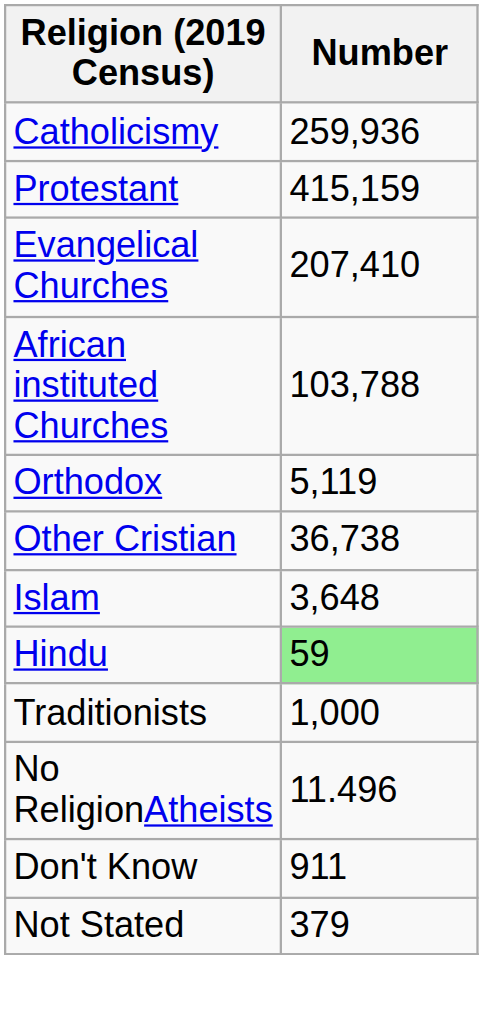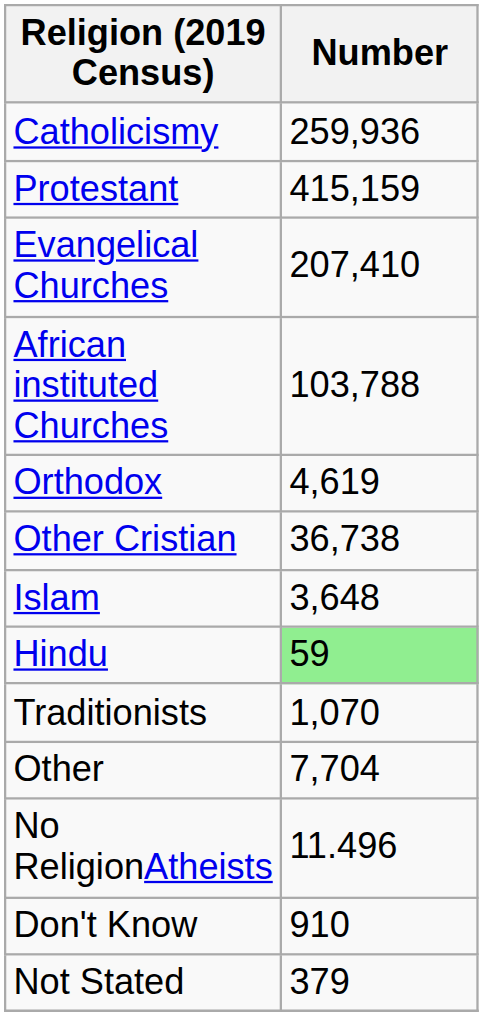(333, 482) 5,119 -> (335, 482) 4,619
(335, 712) 1,000 -> (335, 712) 1,070
+ row: (59, 769)
(318, 867) 911 -> (320, 924) 910
